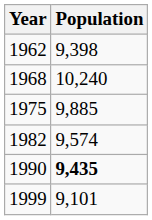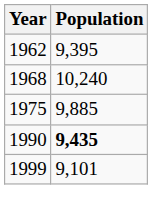(77, 49) 9,398 -> (77, 49) 9,395
- row: (28, 139)
